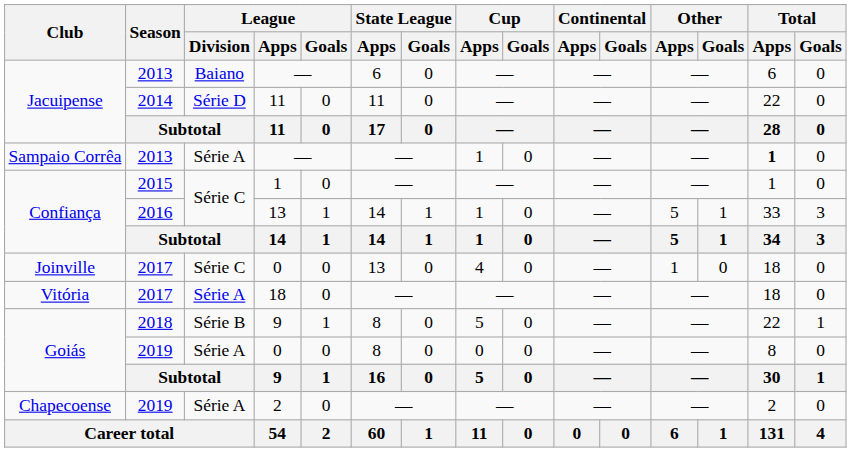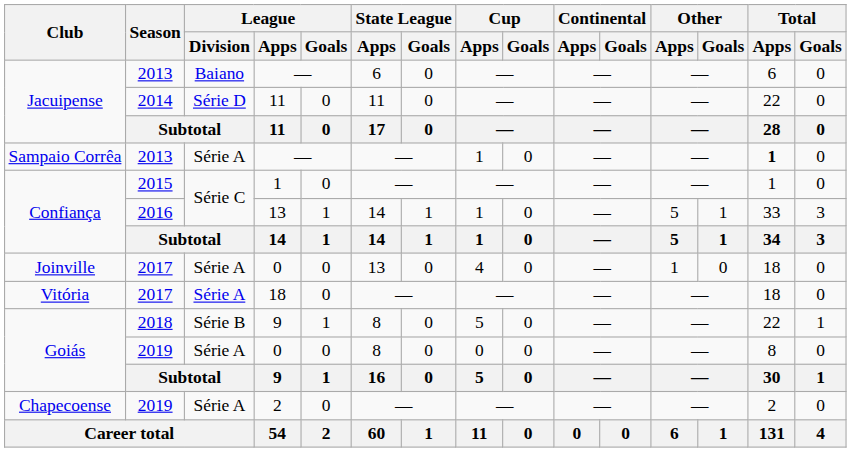(219, 267) Série C -> (219, 267) Série A
